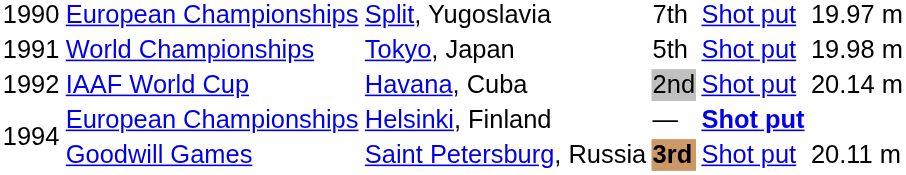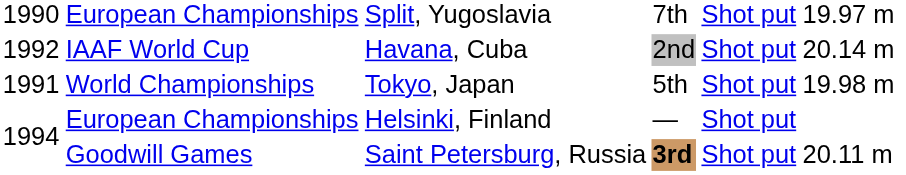rows swapped: (190, 49) <-> (157, 84)
(753, 119) bold -> (749, 119) normal
